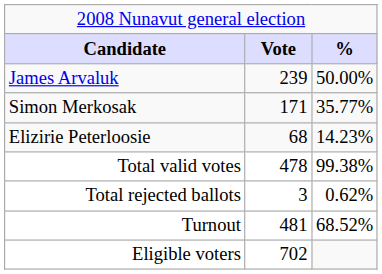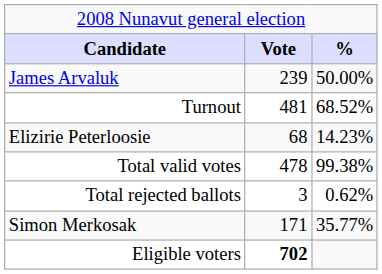rows swapped: (73, 107) <-> (211, 225)
(293, 254) normal -> (293, 254) bold
